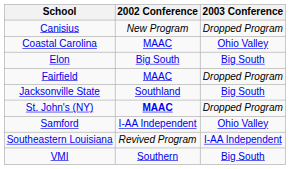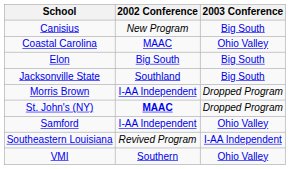(243, 28) Dropped Program -> (243, 28) Big South
- row: (60, 76)
+ row: (60, 92)
(243, 156) Big South -> (243, 156) Ohio Valley
